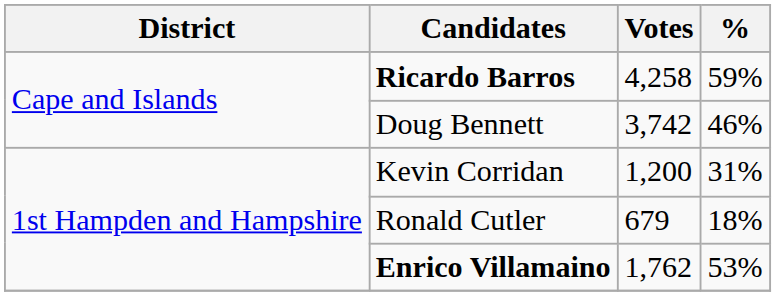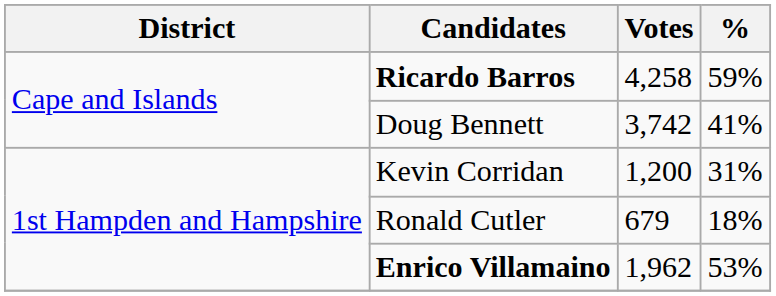(735, 123) 46% -> (735, 123) 41%
(658, 266) 1,762 -> (658, 266) 1,962
